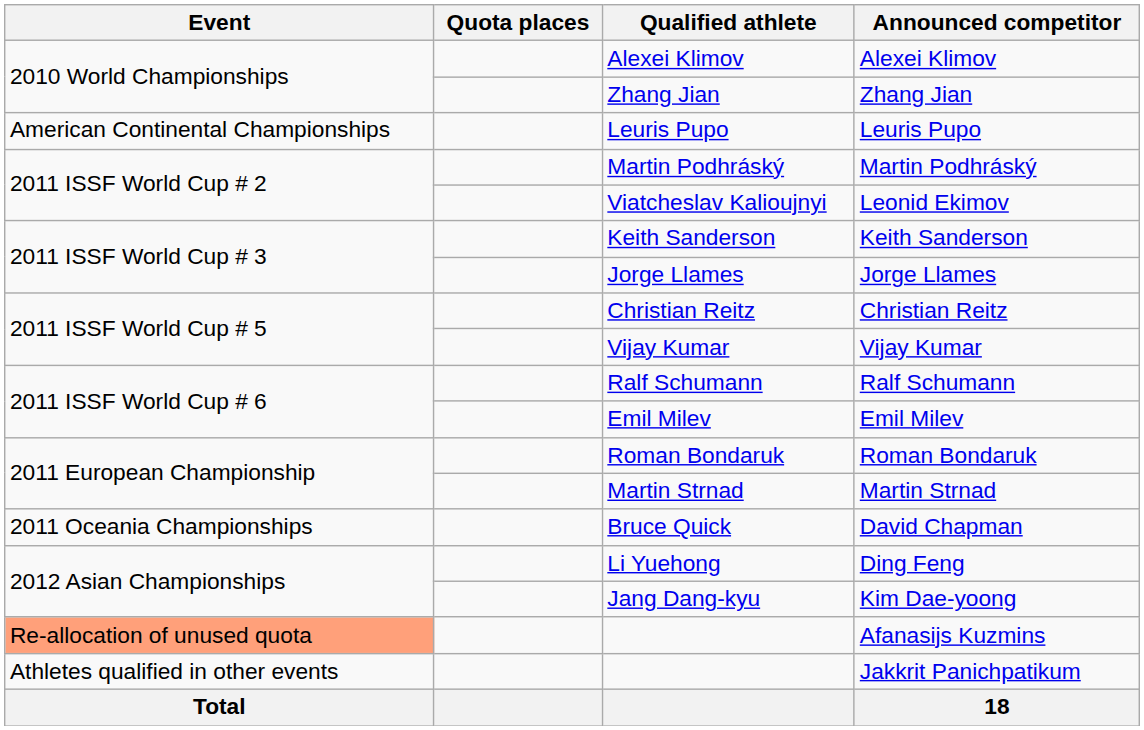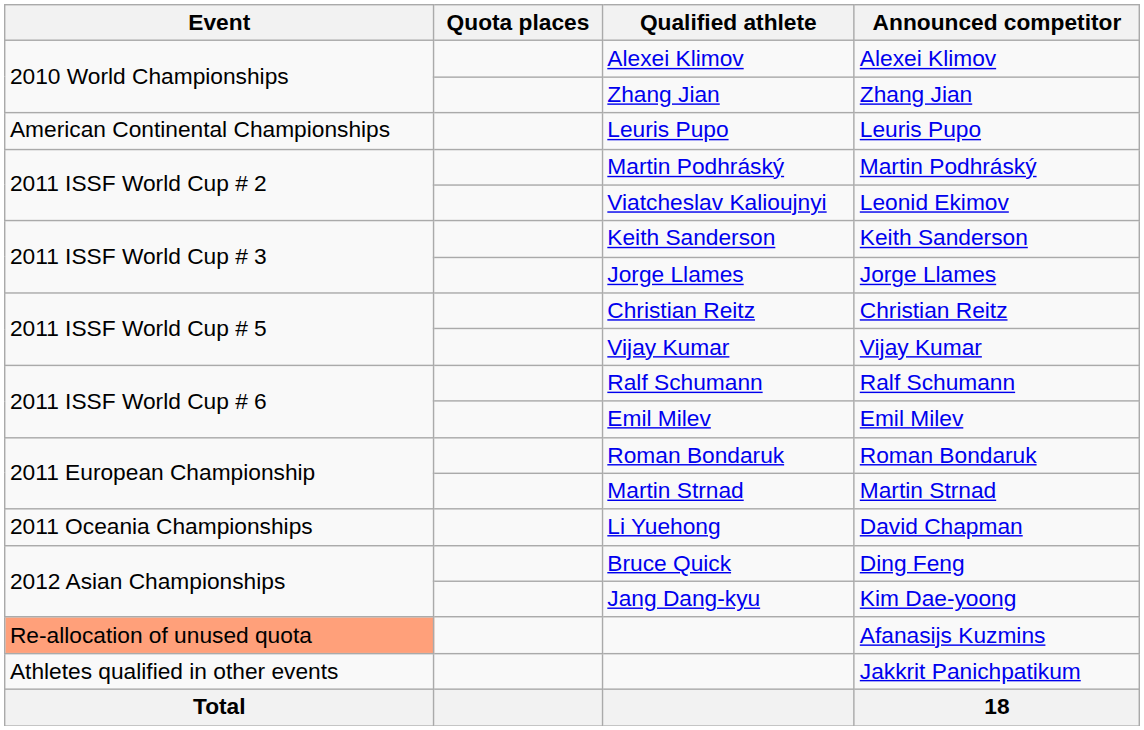(669, 526) Bruce Quick -> (664, 526) Li Yuehong
(664, 563) Li Yuehong -> (669, 563) Bruce Quick
